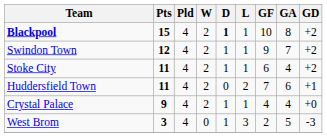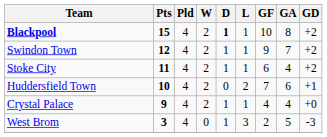(164, 86) 11 -> (164, 86) 10
